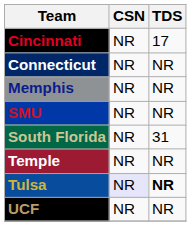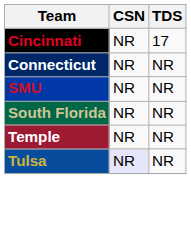- row: (41, 88)
(160, 137) 31 -> (163, 112) NR
(163, 185) bold -> (163, 161) normal
- row: (24, 209)
